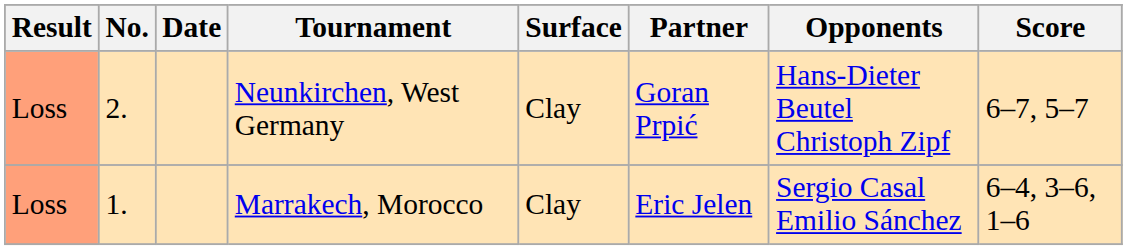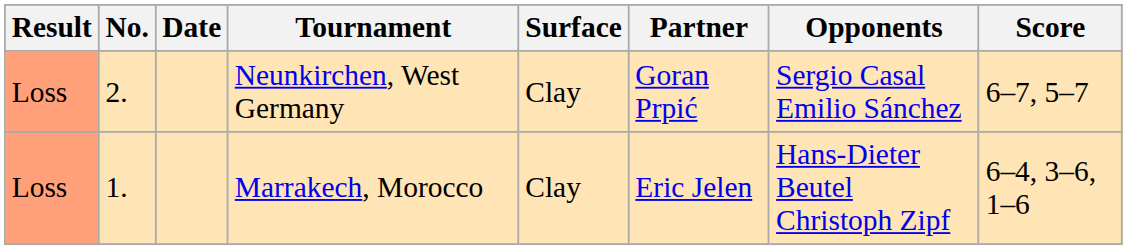(863, 107) Hans-Dieter Beutel Christoph Zipf -> (869, 91) Sergio Casal Emilio Sánchez
(869, 204) Sergio Casal Emilio Sánchez -> (863, 187) Hans-Dieter Beutel Christoph Zipf
